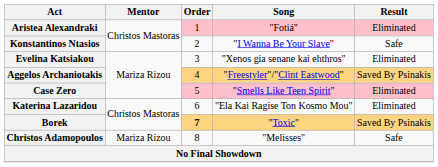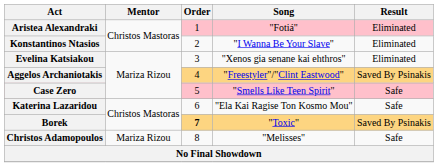(394, 43) Safe -> (394, 43) Eliminated
(394, 91) Eliminated -> (394, 91) Safe
(394, 106) Eliminated -> (394, 106) Safe
